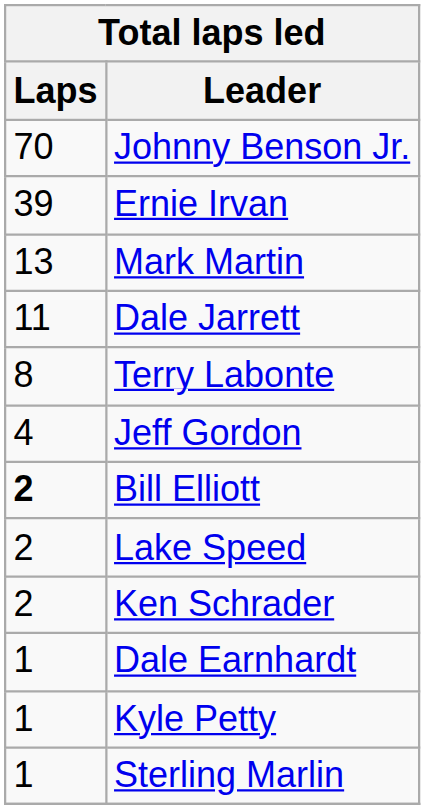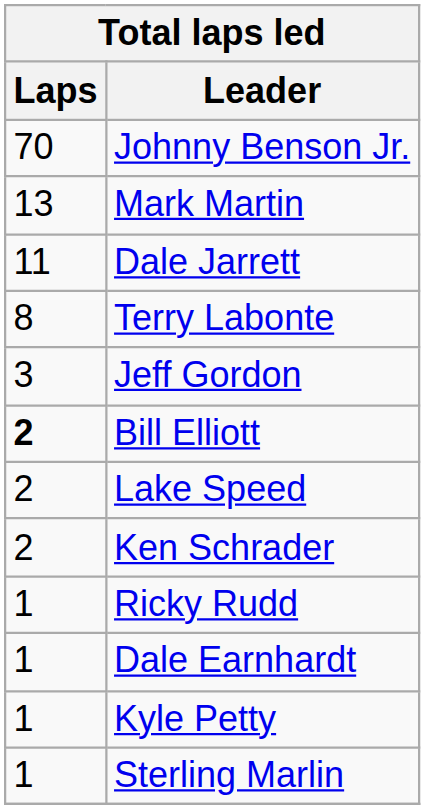- row: (201, 204)
(23, 432) 4 -> (23, 375) 3
+ row: (206, 603)
